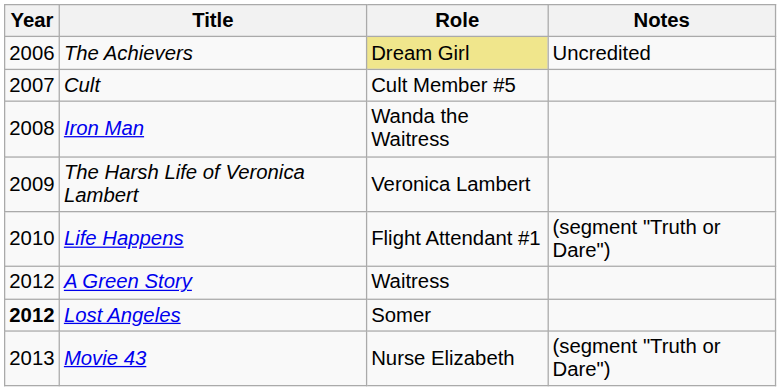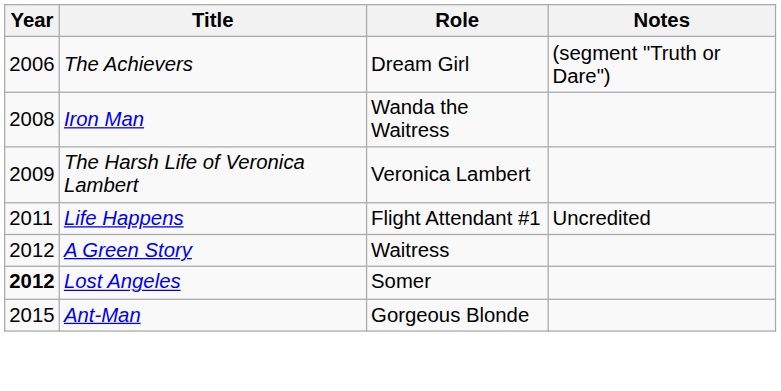(420, 52) khaki background -> (420, 64) no background
(602, 52) Uncredited -> (637, 64) (segment "Truth or Dare")
- row: (82, 85)
(32, 238) 2010 -> (31, 218) 2011
(637, 238) (segment "Truth or Dare") -> (602, 218) Uncredited
- row: (105, 358)
+ row: (102, 314)
